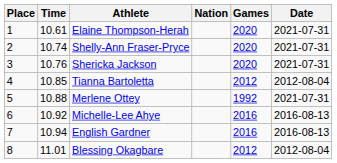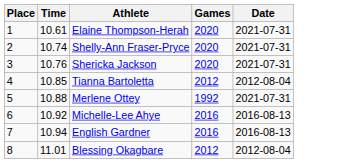- column: (211, 13)
